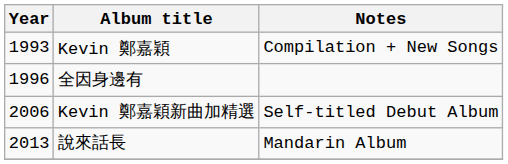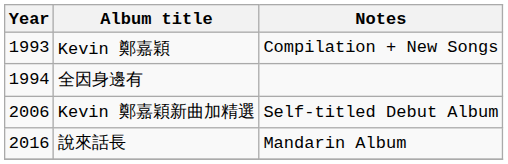(29, 80) 1996 -> (29, 80) 1994
(29, 143) 2013 -> (29, 143) 2016
